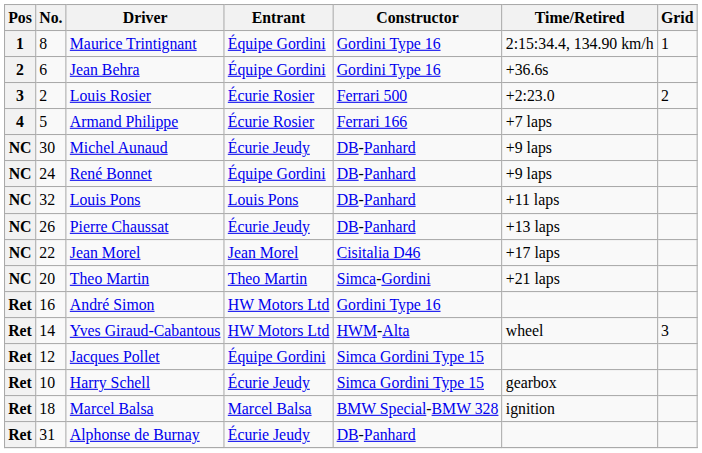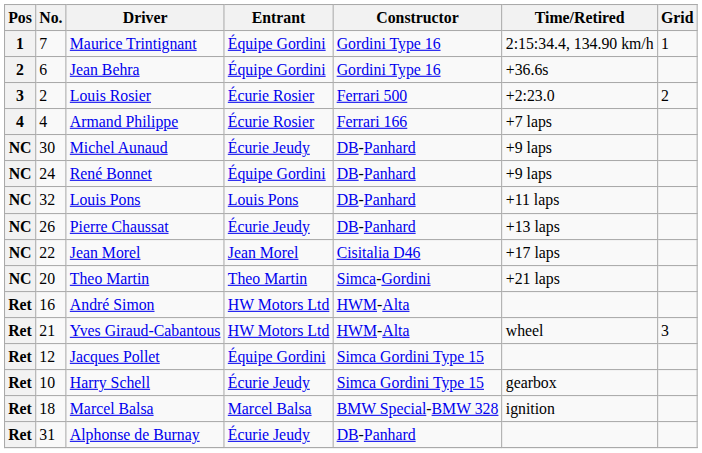(43, 43) 8 -> (43, 43) 7
(43, 121) 5 -> (43, 121) 4
(389, 304) Gordini Type 16 -> (373, 304) HWM-Alta
(47, 330) 14 -> (47, 330) 21
